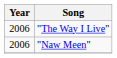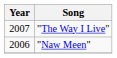(19, 28) 2006 -> (19, 28) 2007
